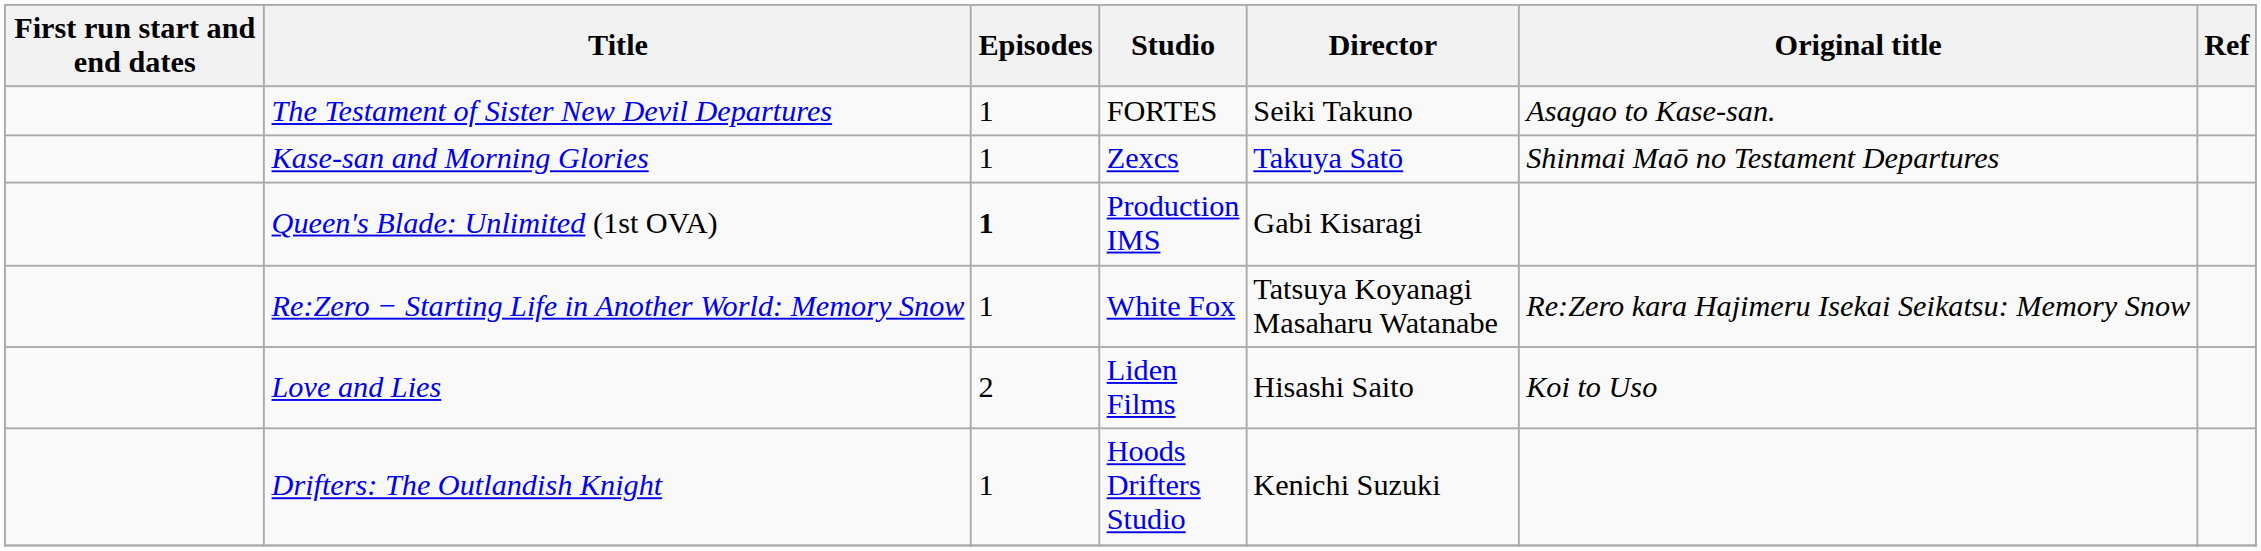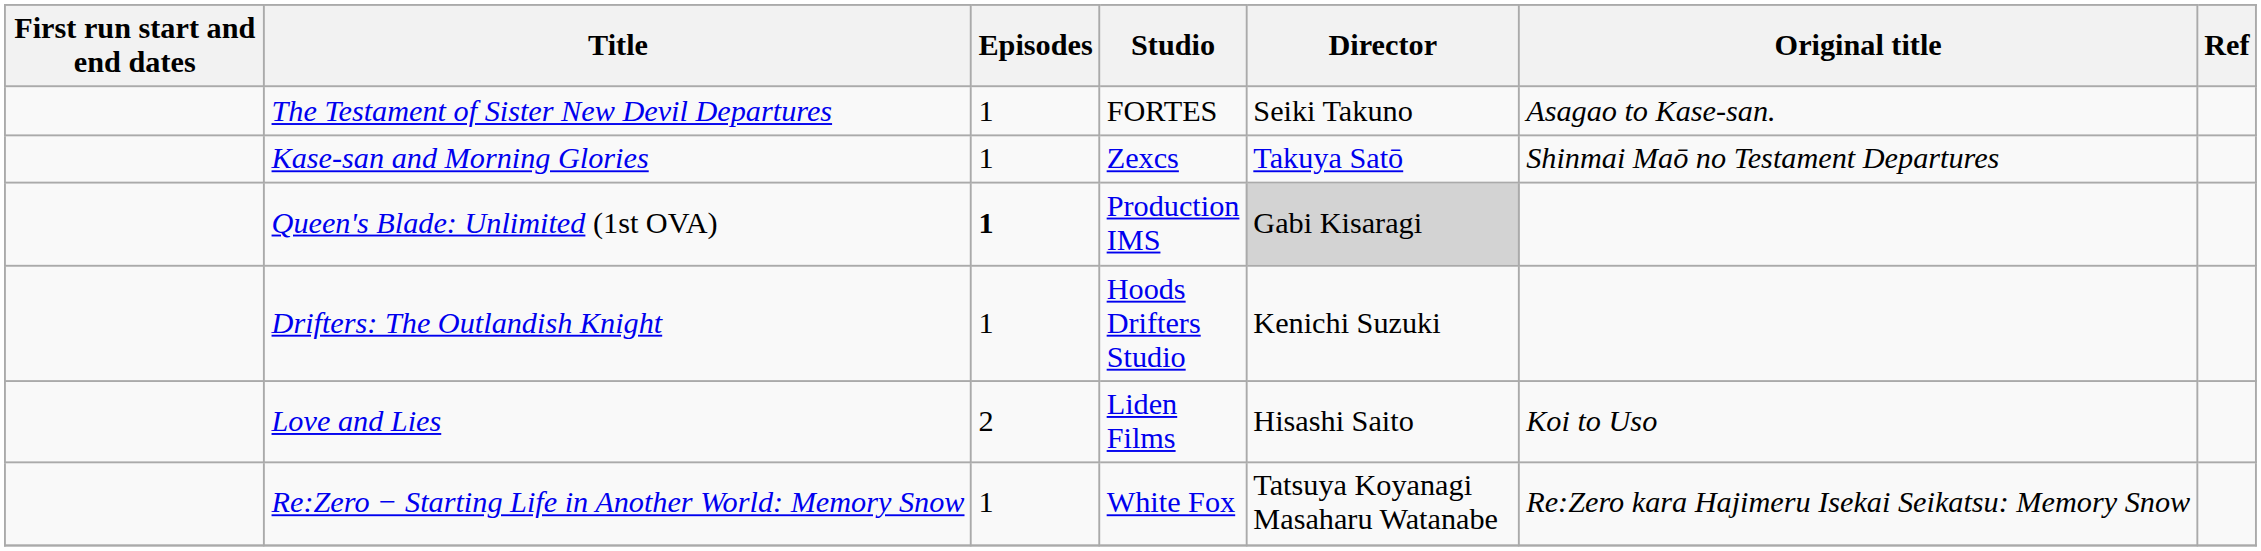(1338, 223) no background -> (1338, 223) lightgrey background
rows swapped: (618, 305) <-> (467, 486)
